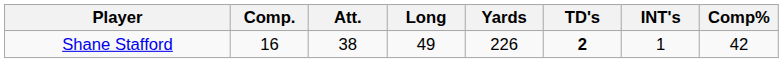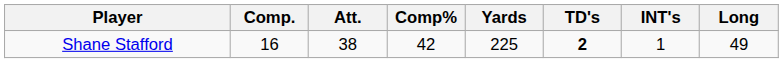columns swapped: (739, 17) <-> (426, 17)
(504, 44) 226 -> (504, 44) 225
